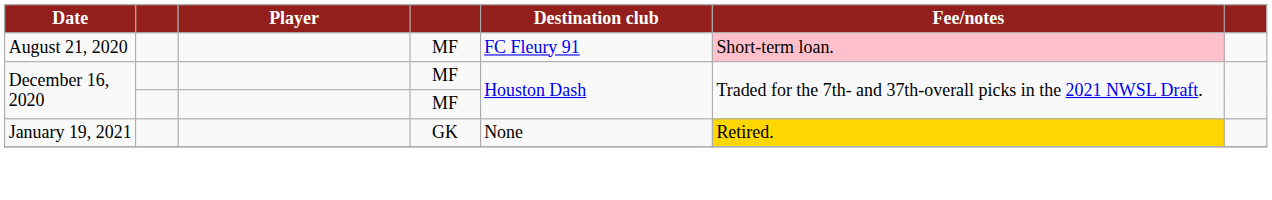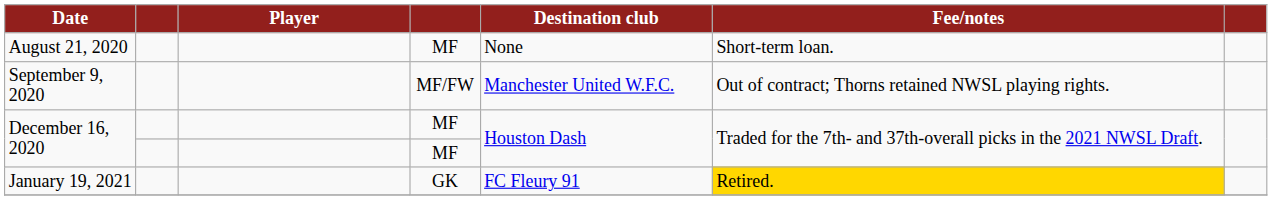(532, 47) FC Fleury 91 -> (504, 47) None
(775, 47) pink background -> (775, 47) no background
+ row: (56, 85)
(504, 132) None -> (532, 180) FC Fleury 91
